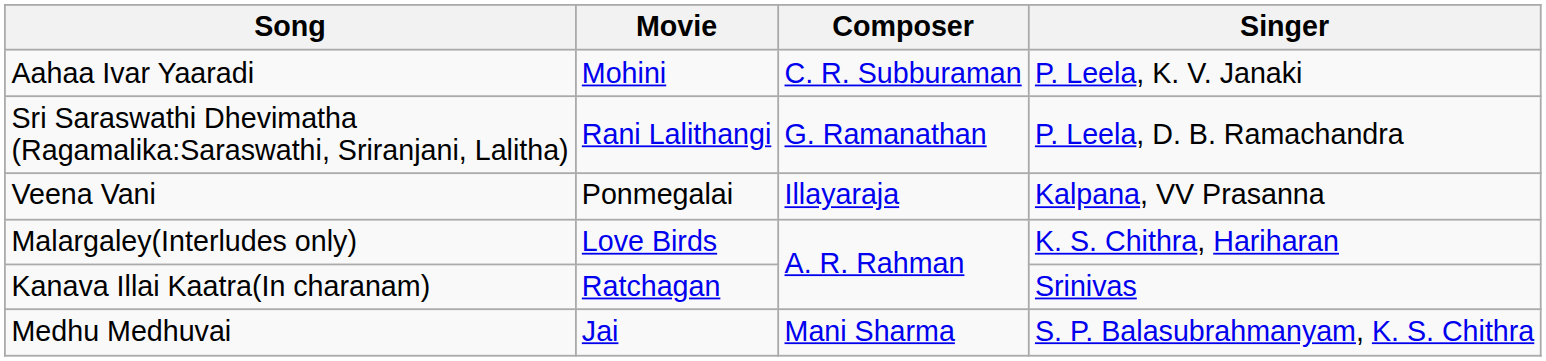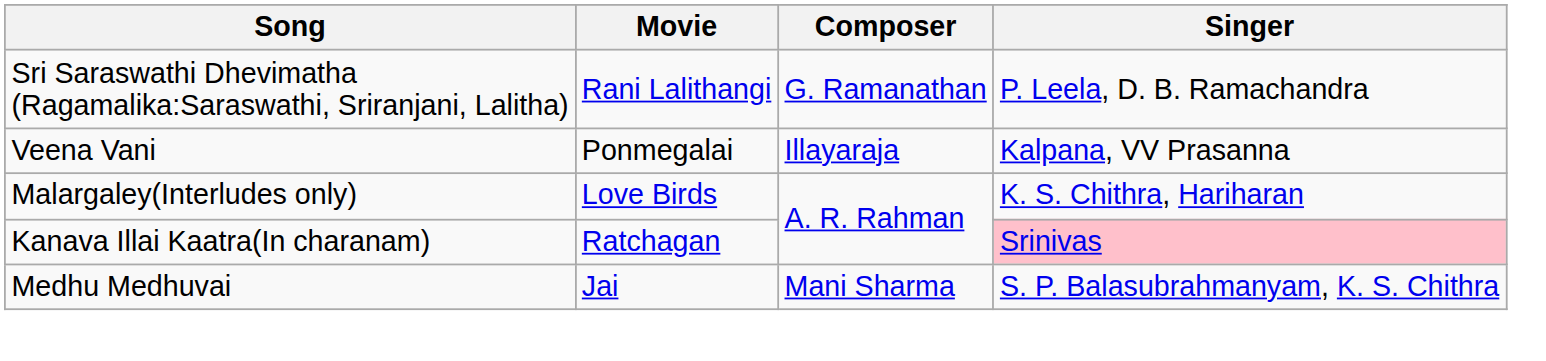- row: (133, 72)
(1086, 286) no background -> (1051, 241) pink background
